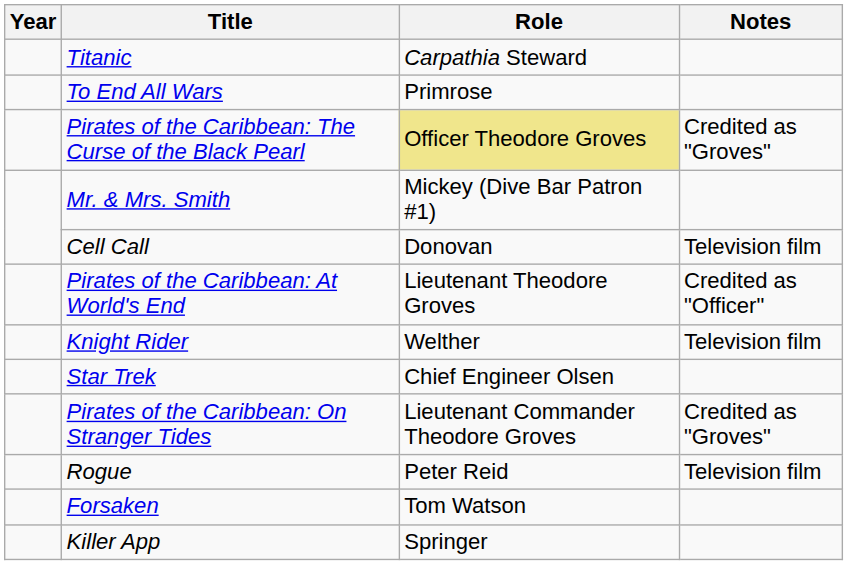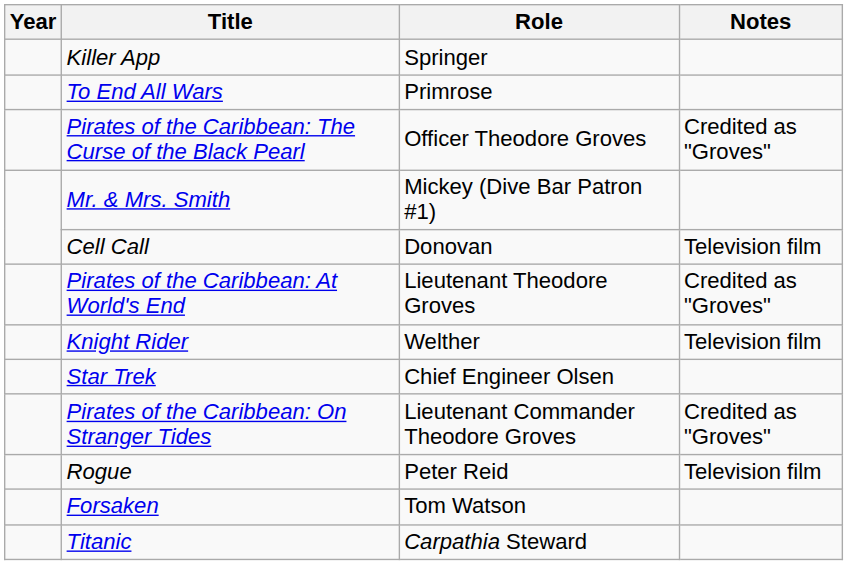rows swapped: (99, 57) <-> (113, 541)
(525, 139) khaki background -> (525, 139) no background
(740, 294) Credited as "Officer" -> (740, 294) Credited as "Groves"
